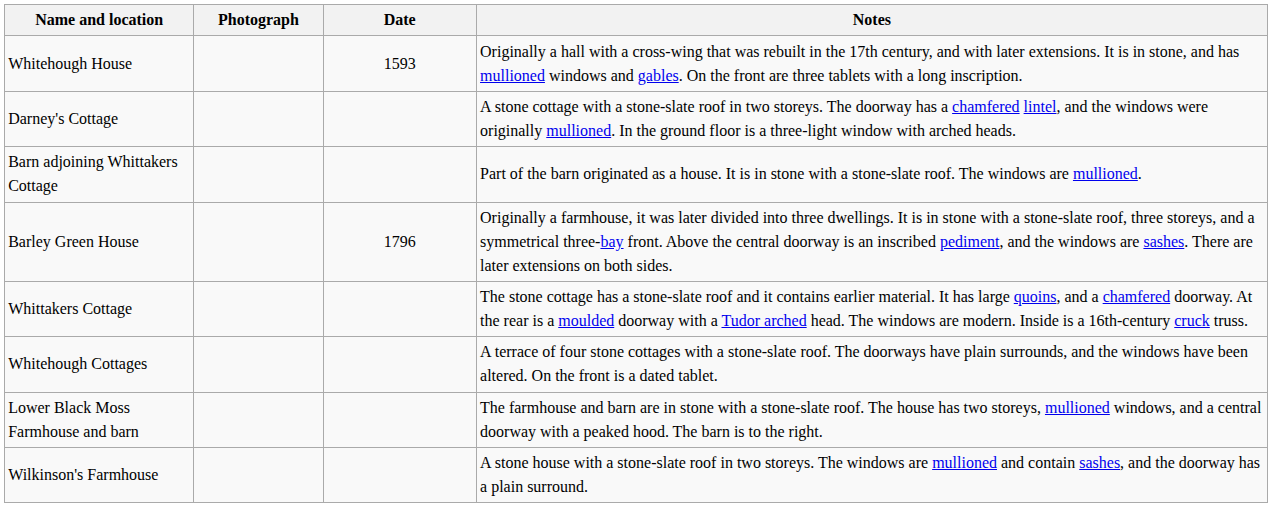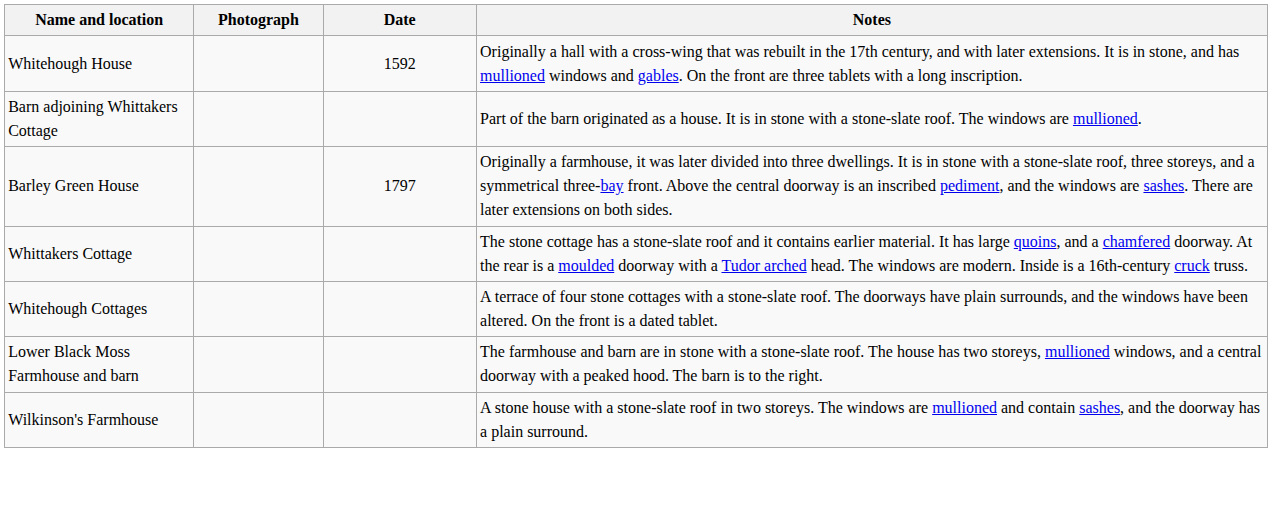(400, 63) 1593 -> (400, 63) 1592
- row: (63, 118)
(400, 241) 1796 -> (400, 186) 1797
